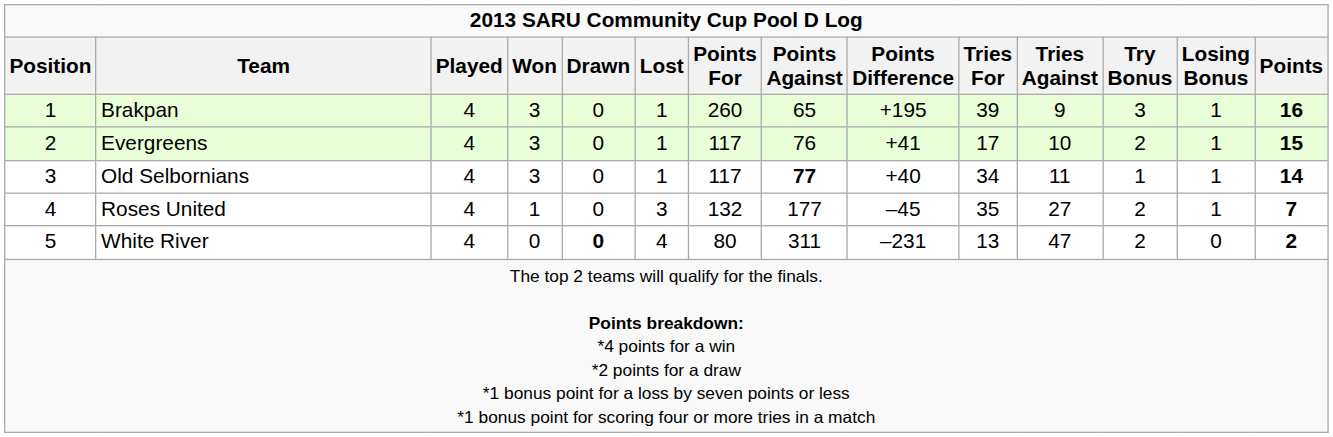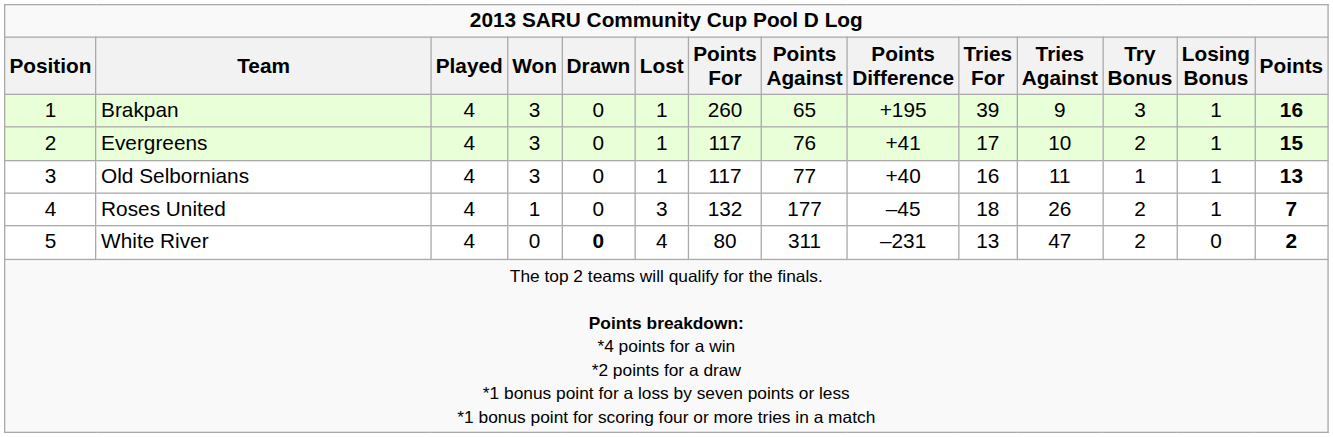(805, 176) bold -> (805, 176) normal
(988, 176) 34 -> (988, 176) 16
(1291, 176) 14 -> (1291, 176) 13
(988, 209) 35 -> (988, 209) 18
(1060, 209) 27 -> (1060, 209) 26
